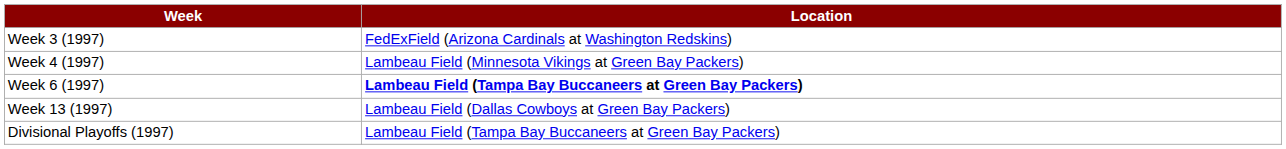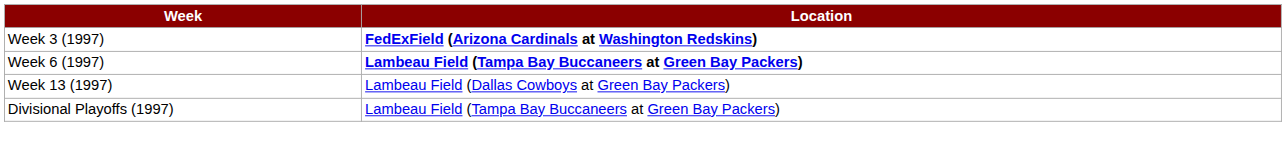(549, 39) normal -> (561, 39) bold
- row: (56, 62)
